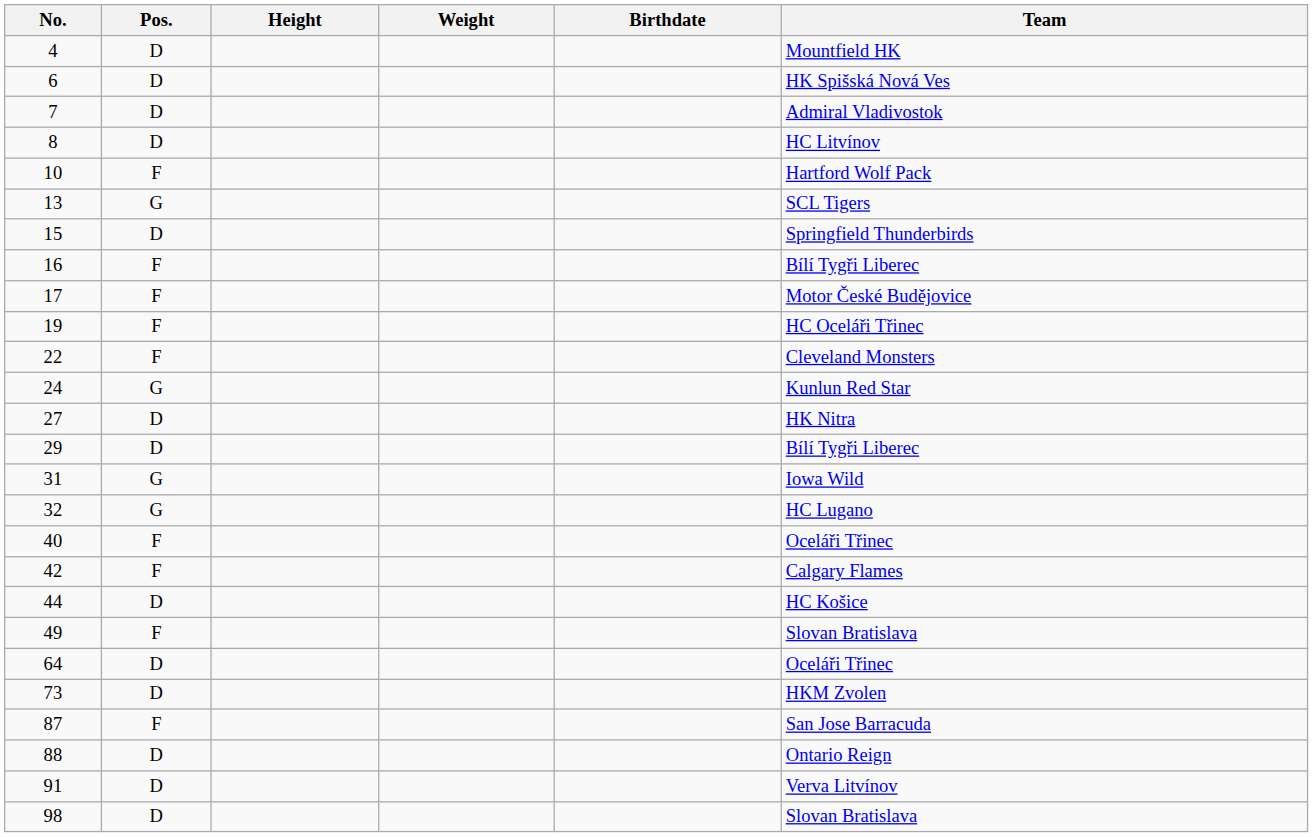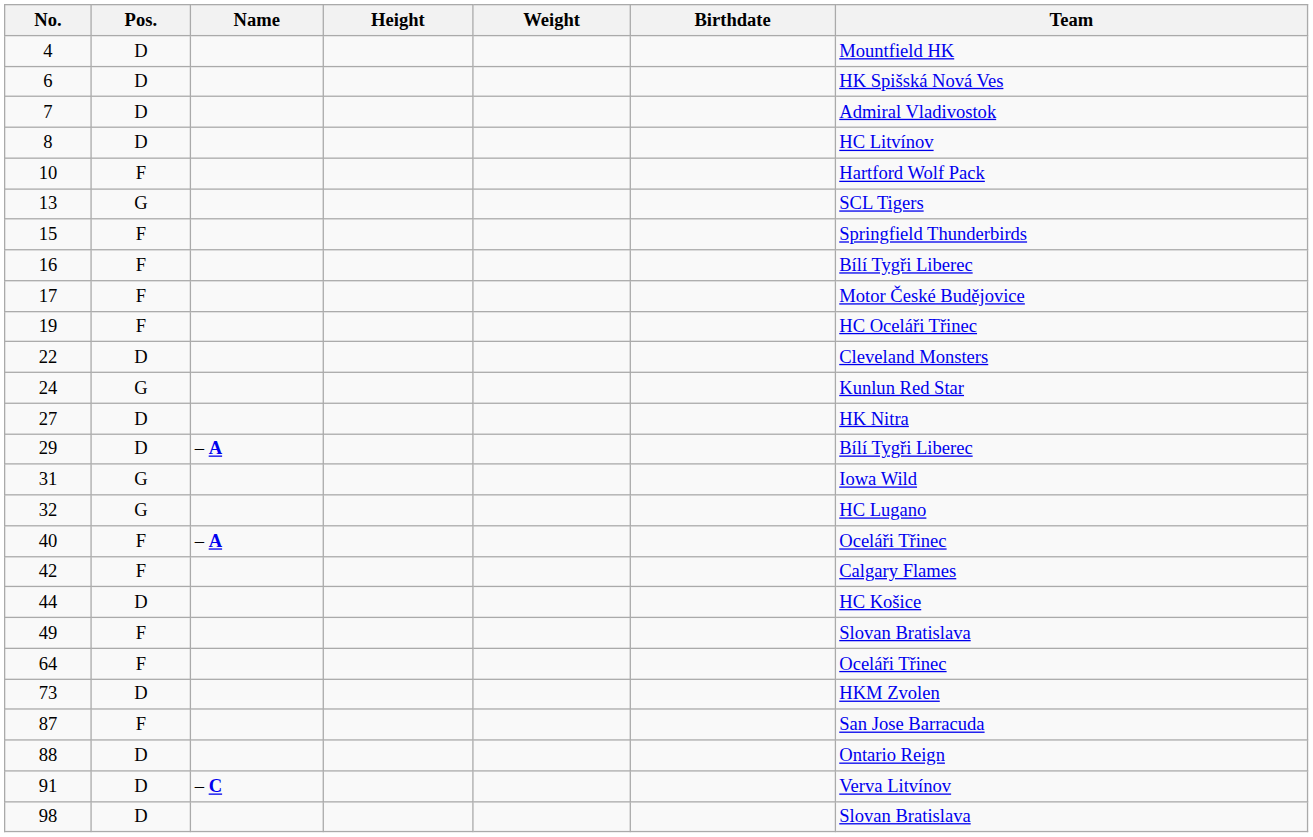+ column: (257, 20)
(156, 234) D -> (141, 234) F
(156, 357) F -> (141, 357) D
(156, 663) D -> (141, 663) F
